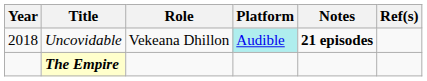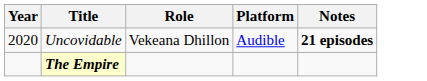- column: (399, 16)
(23, 40) 2018 -> (23, 40) 2020
(261, 40) paleturquoise background -> (261, 40) no background
